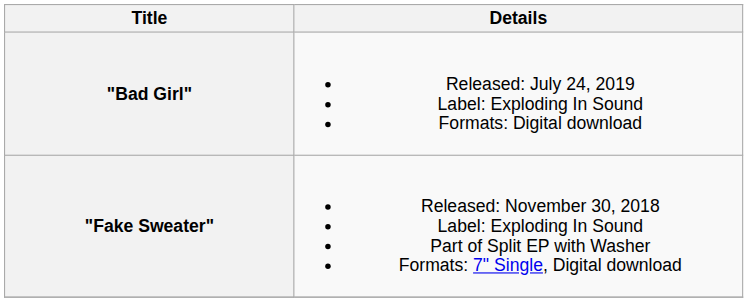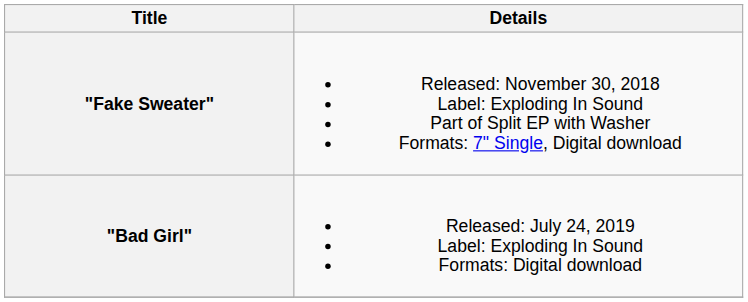rows swapped: (149, 226) <-> (149, 93)
